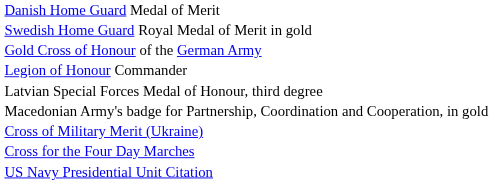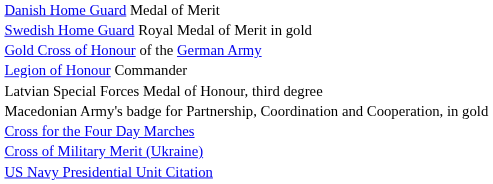rows swapped: (104, 131) <-> (99, 151)
